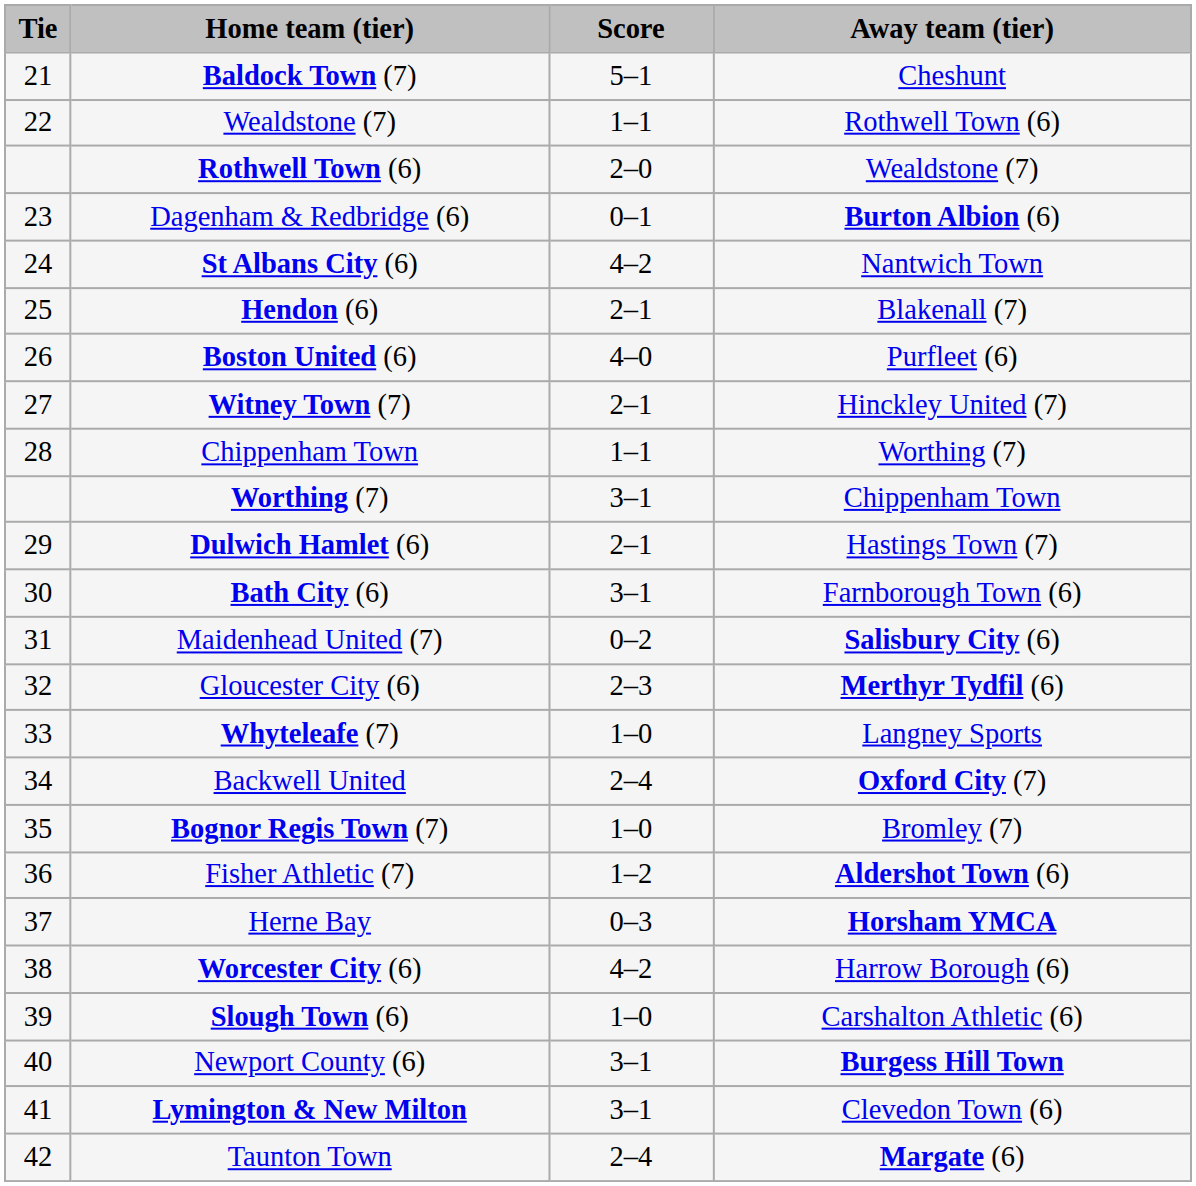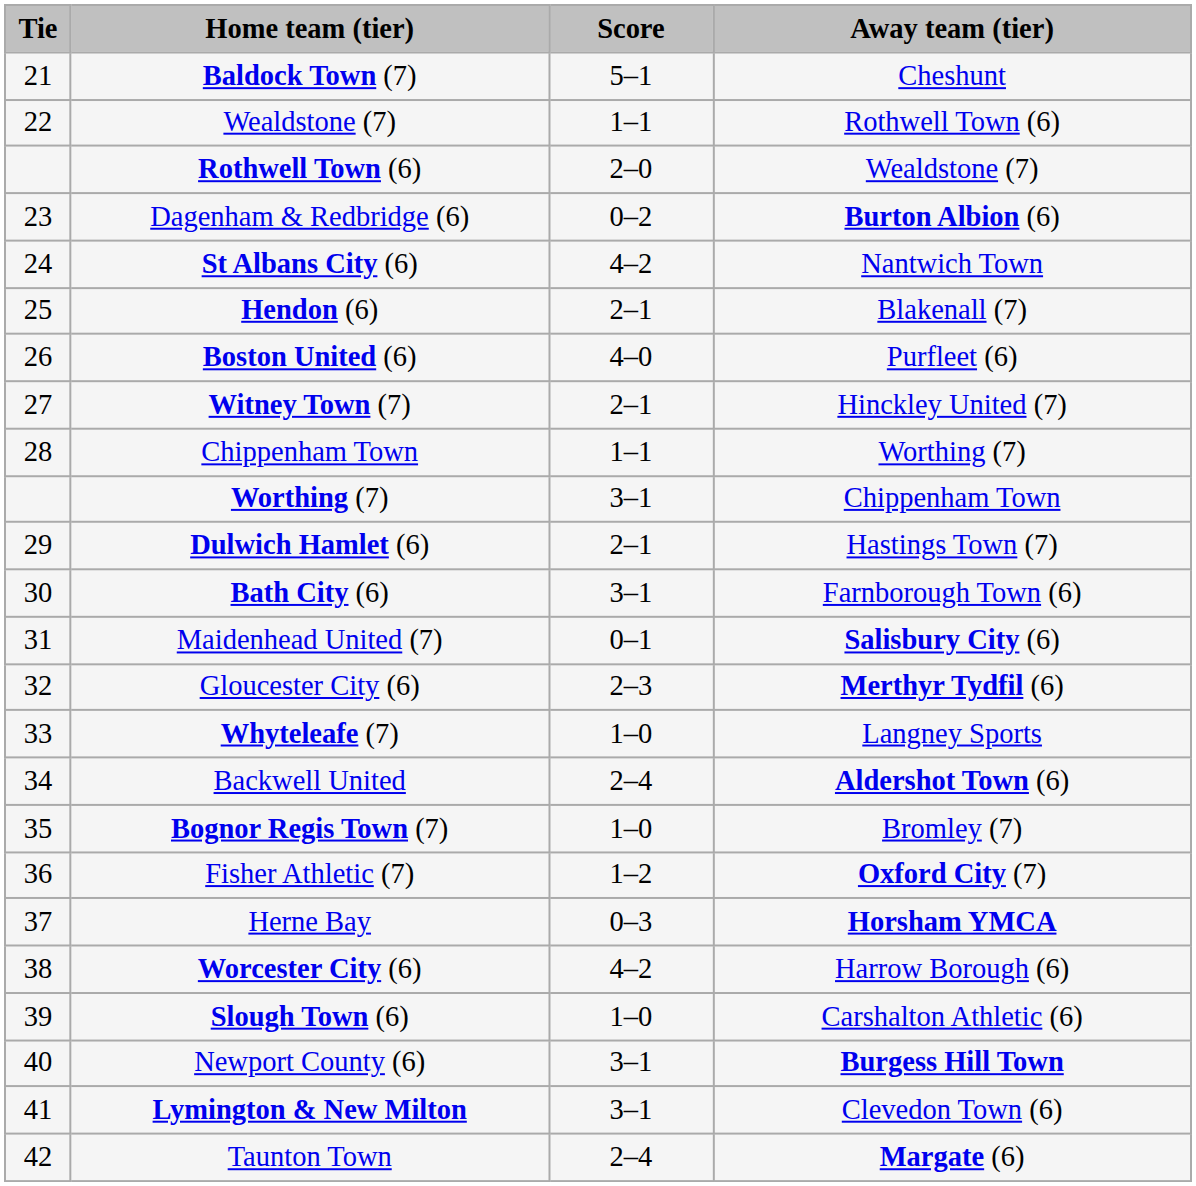(631, 216) 0–1 -> (631, 216) 0–2
(631, 639) 0–2 -> (631, 639) 0–1
(952, 780) Oxford City (7) -> (952, 780) Aldershot Town (6)
(952, 874) Aldershot Town (6) -> (952, 874) Oxford City (7)
